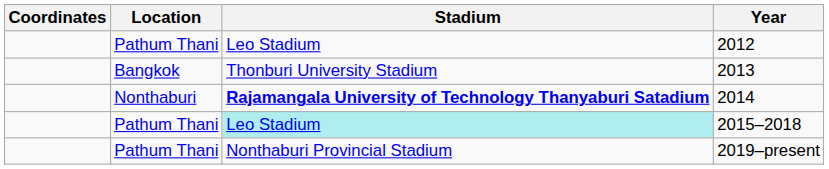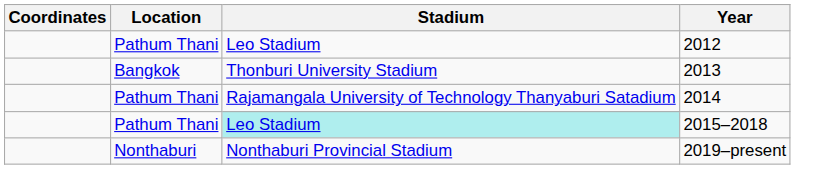(155, 97) Nonthaburi -> (166, 97) Pathum Thani
(468, 97) bold -> (451, 97) normal
(166, 151) Pathum Thani -> (155, 151) Nonthaburi
